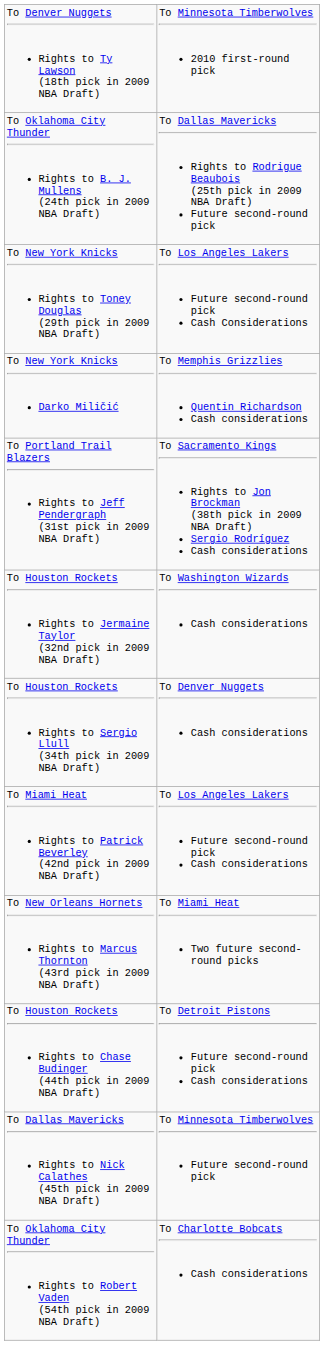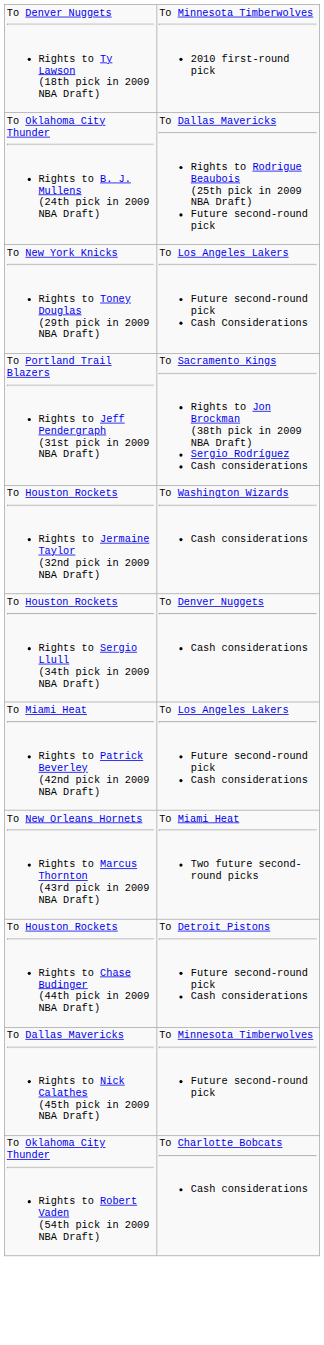- row: (81, 385)
